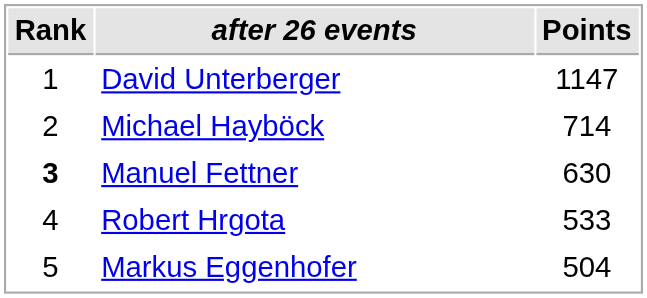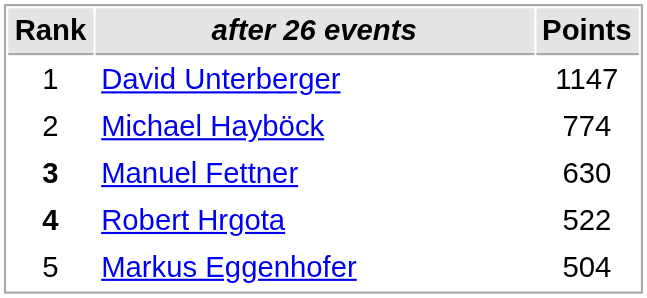(587, 126) 714 -> (587, 126) 774
(50, 220) normal -> (50, 220) bold
(587, 220) 533 -> (587, 220) 522
